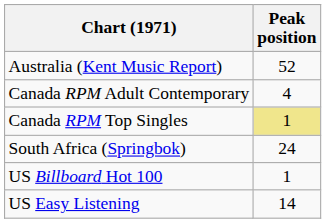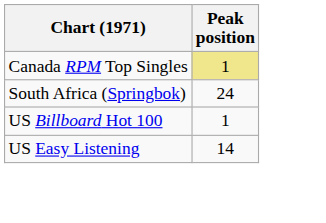- row: (115, 65)
- row: (129, 93)
